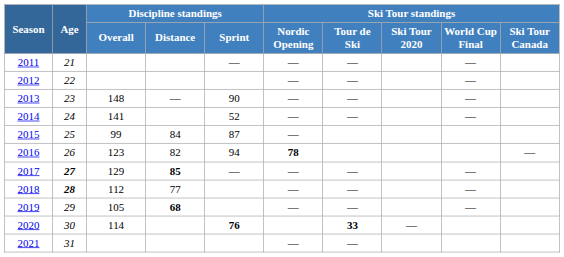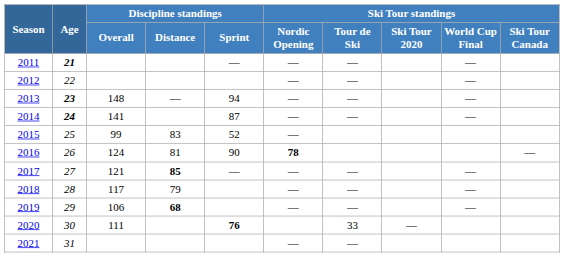(70, 62) normal -> (70, 62) bold
(70, 98) normal -> (70, 98) bold
(234, 98) 90 -> (234, 98) 94
(70, 116) normal -> (70, 116) bold
(234, 116) 52 -> (234, 116) 87
(175, 134) 84 -> (175, 134) 83
(234, 134) 87 -> (234, 134) 52
(116, 152) 123 -> (116, 152) 124
(175, 152) 82 -> (175, 152) 81
(234, 152) 94 -> (234, 152) 90
(70, 171) bold -> (70, 171) normal
(116, 171) 129 -> (116, 171) 121
(70, 189) bold -> (70, 189) normal
(116, 189) 112 -> (116, 189) 117
(175, 189) 77 -> (175, 189) 79
(116, 207) 105 -> (116, 207) 106
(116, 225) 114 -> (116, 225) 111
(352, 225) bold -> (352, 225) normal
